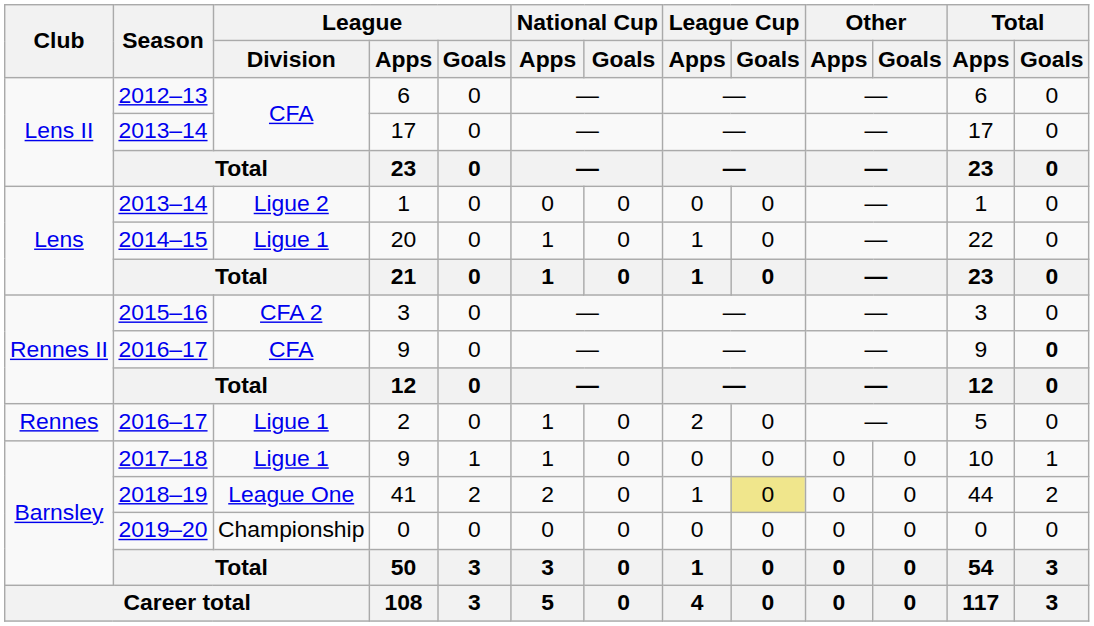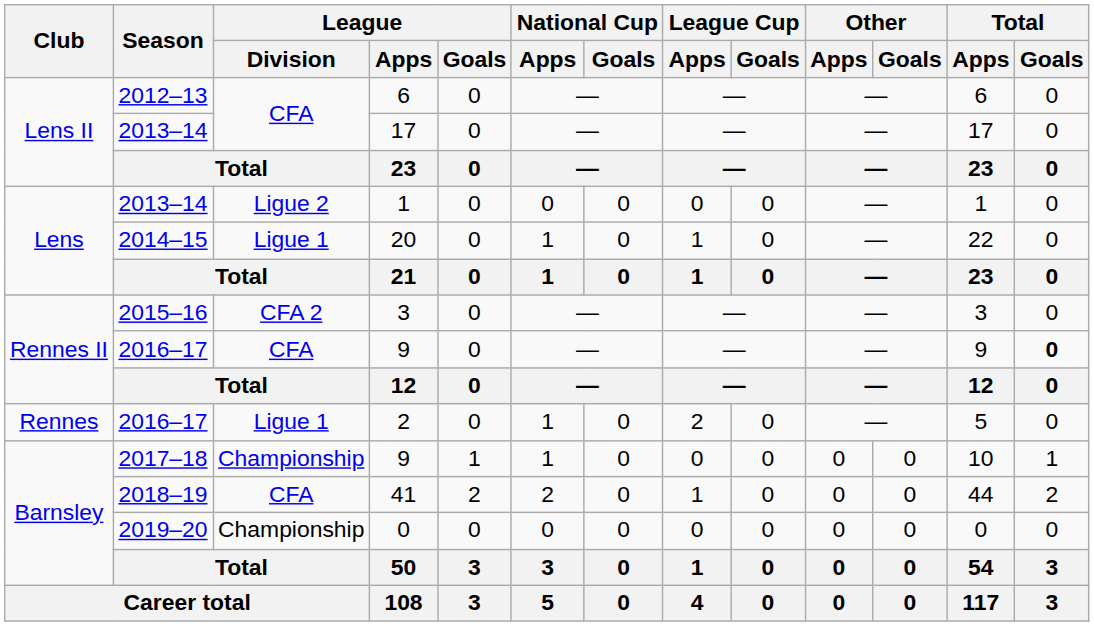(291, 458) Ligue 1 -> (291, 458) Championship
(291, 494) League One -> (291, 494) CFA
(768, 494) khaki background -> (768, 494) no background
